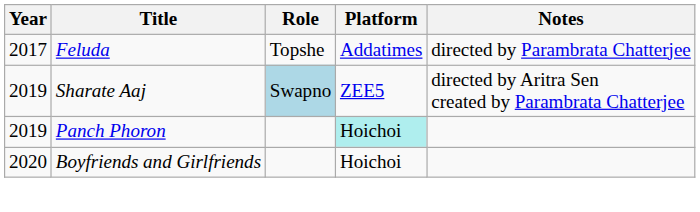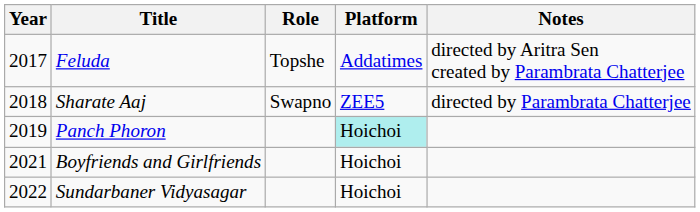(561, 49) directed by Parambrata Chatterjee -> (558, 60) directed by Aritra Sen created by Parambrata Chatterjee
(28, 90) 2019 -> (28, 101) 2018
(300, 90) lightblue background -> (300, 101) no background
(558, 90) directed by Aritra Sen created by Parambrata Chatterjee -> (561, 101) directed by Parambrata Chatterjee
(28, 161) 2020 -> (28, 161) 2021
+ row: (151, 191)
